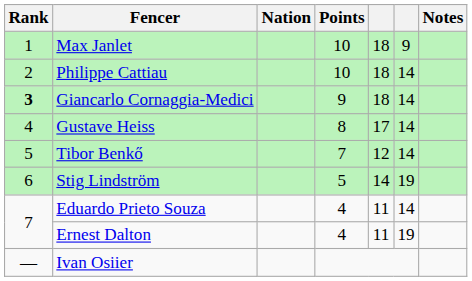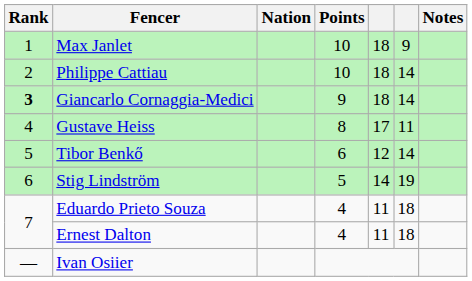(406, 126) 14 -> (406, 126) 11
(342, 153) 7 -> (342, 153) 6
(406, 208) 14 -> (406, 208) 18
(406, 235) 19 -> (406, 235) 18
